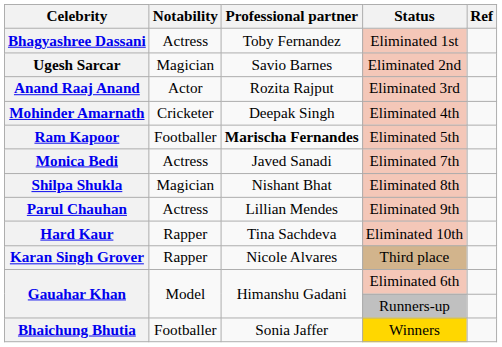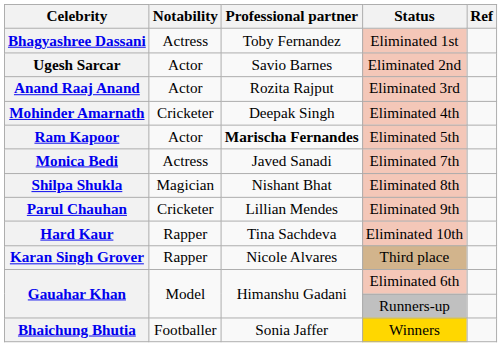(185, 64) Magician -> (185, 64) Actor
(185, 137) Footballer -> (185, 137) Actor
(185, 209) Actress -> (185, 209) Cricketer
